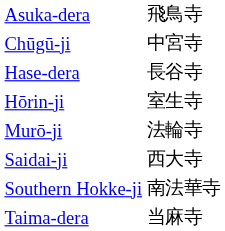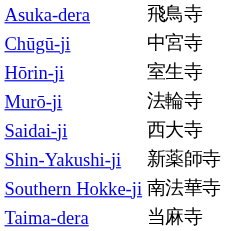- row: (42, 72)
+ row: (63, 159)
